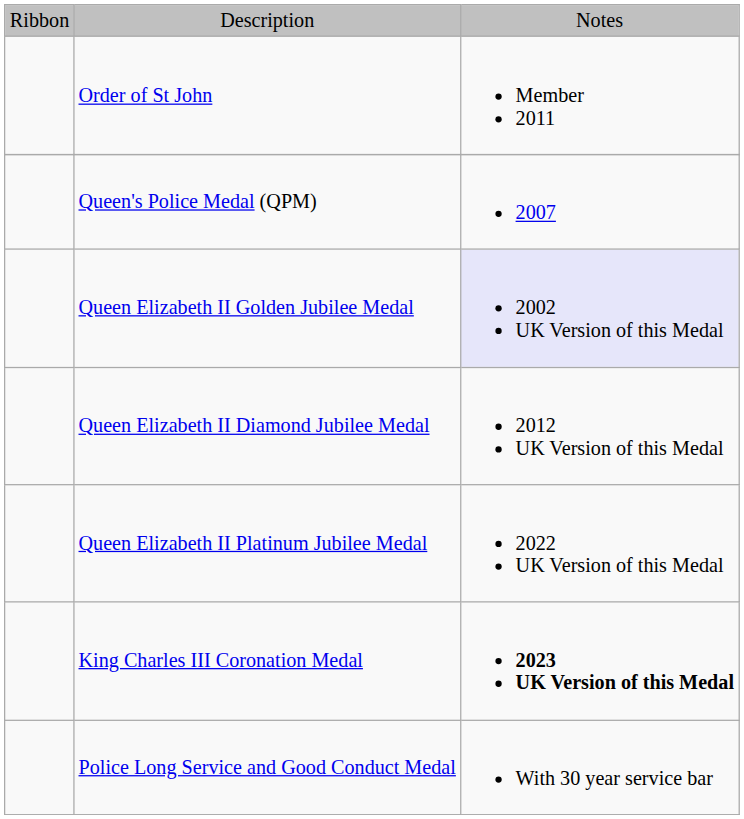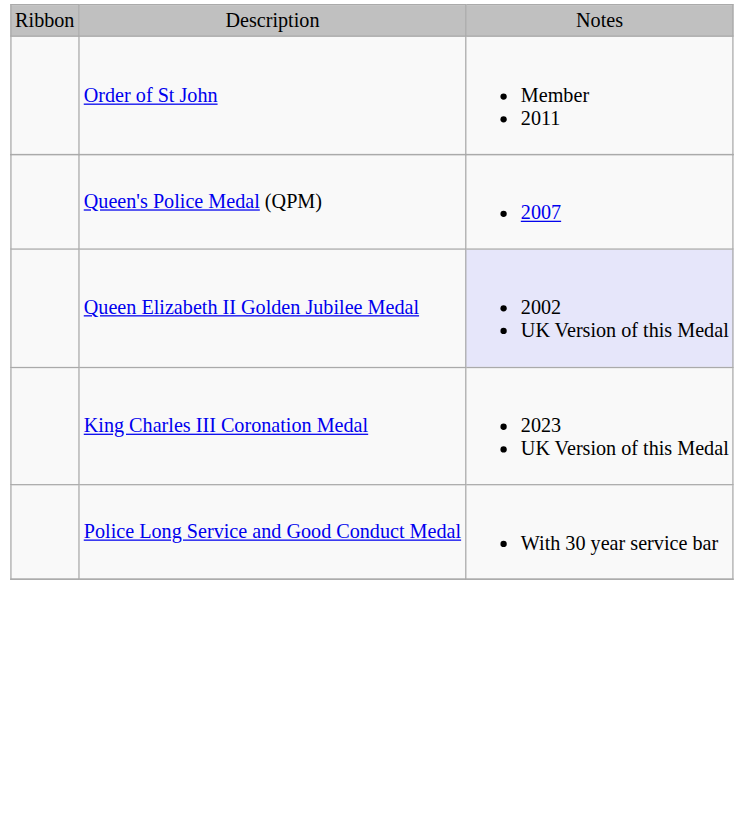- row: (254, 425)
- row: (253, 543)
(600, 672) bold -> (600, 437) normal
